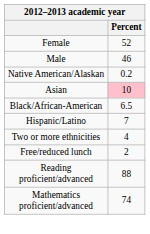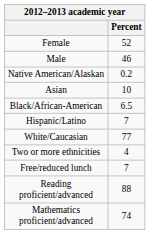(126, 90) pink background -> (126, 90) no background
+ row: (56, 137)
(126, 152) 2 -> (126, 168) 7
